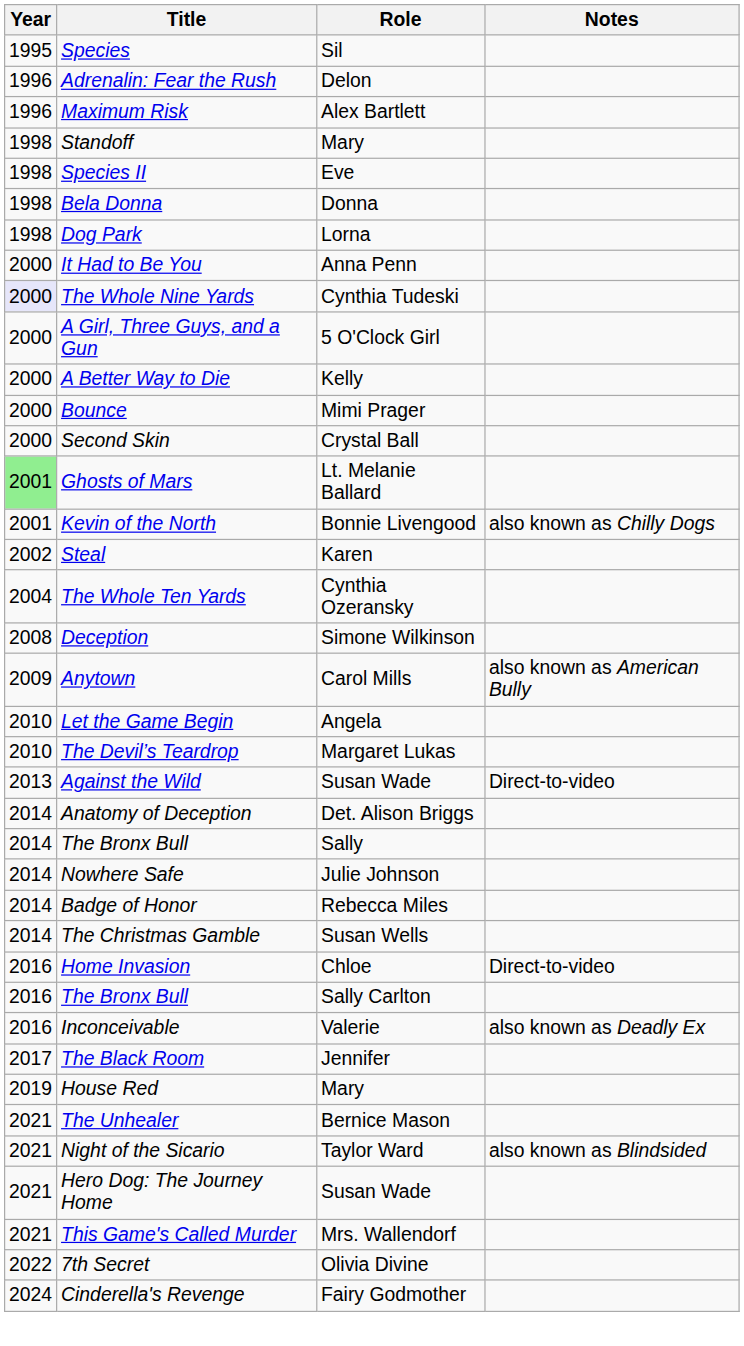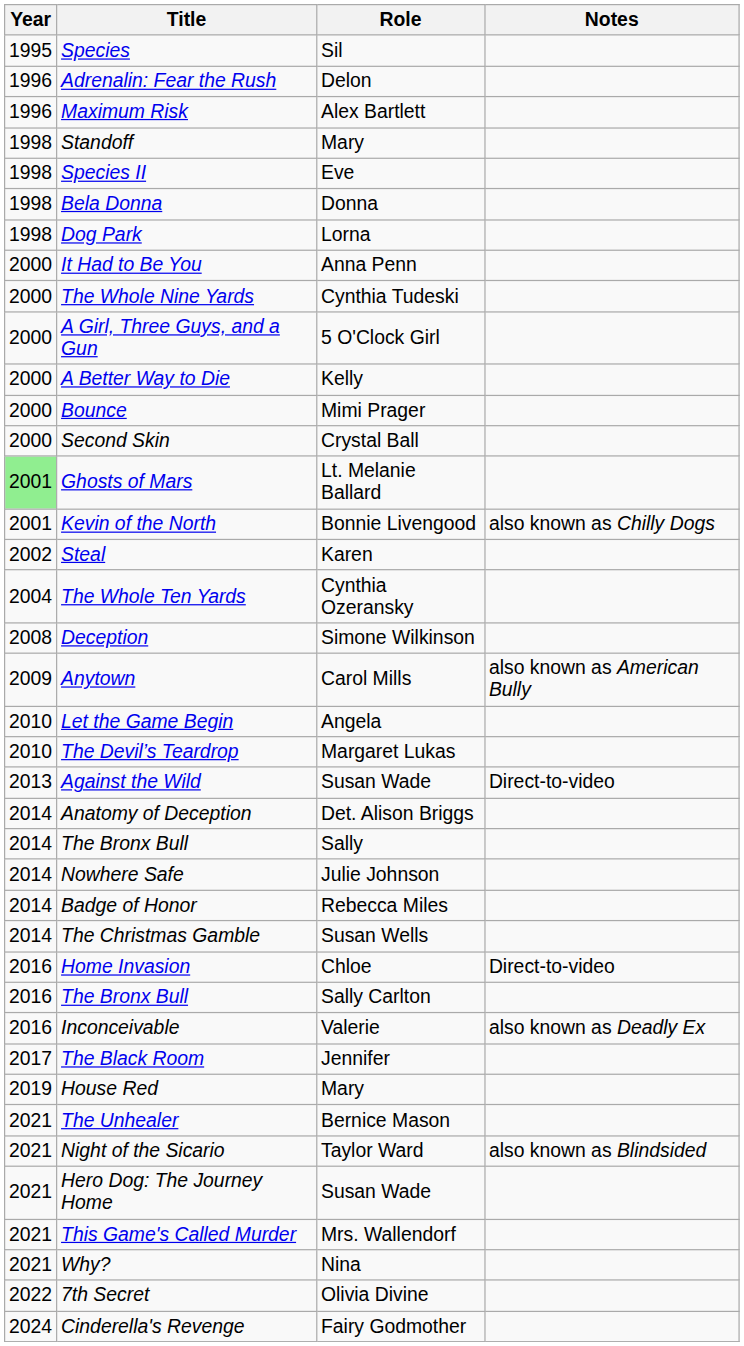(31, 296) lavender background -> (31, 296) no background
+ row: (86, 1264)
